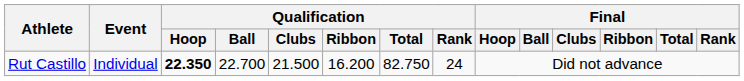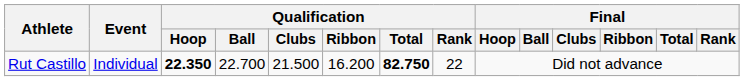(406, 64) normal -> (406, 64) bold
(454, 64) 24 -> (454, 64) 22
